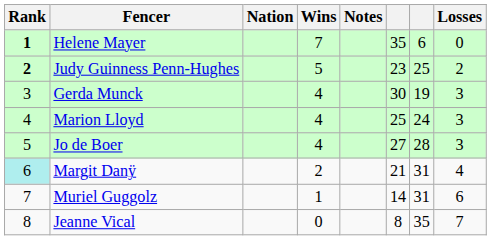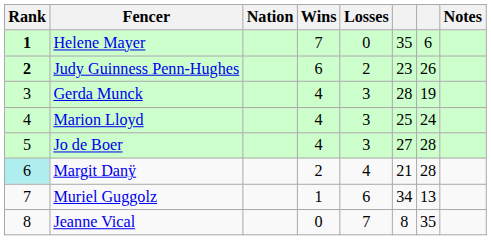columns swapped: (460, 17) <-> (363, 17)
(319, 68) 5 -> (319, 68) 6
(422, 68) 25 -> (428, 68) 26
(398, 94) 30 -> (404, 94) 28
(422, 171) 31 -> (428, 171) 28
(398, 196) 14 -> (404, 196) 34
(422, 196) 31 -> (428, 196) 13
